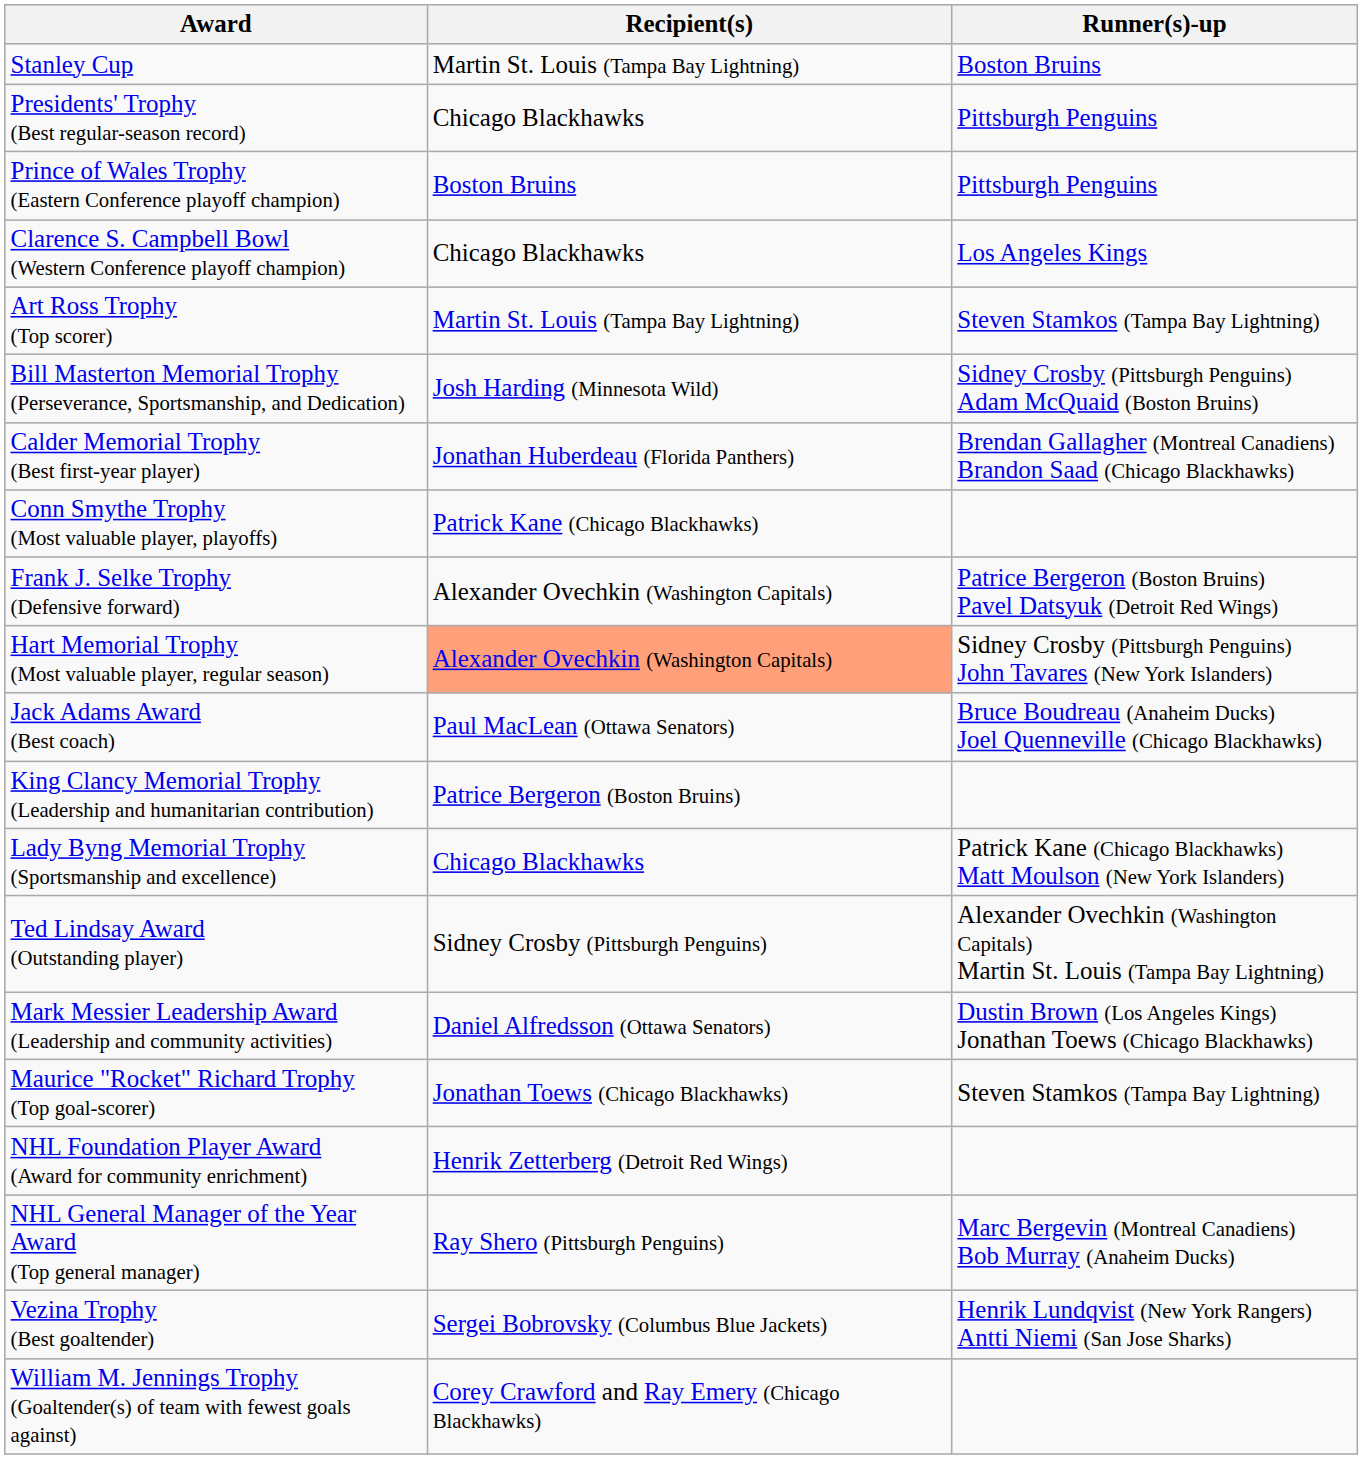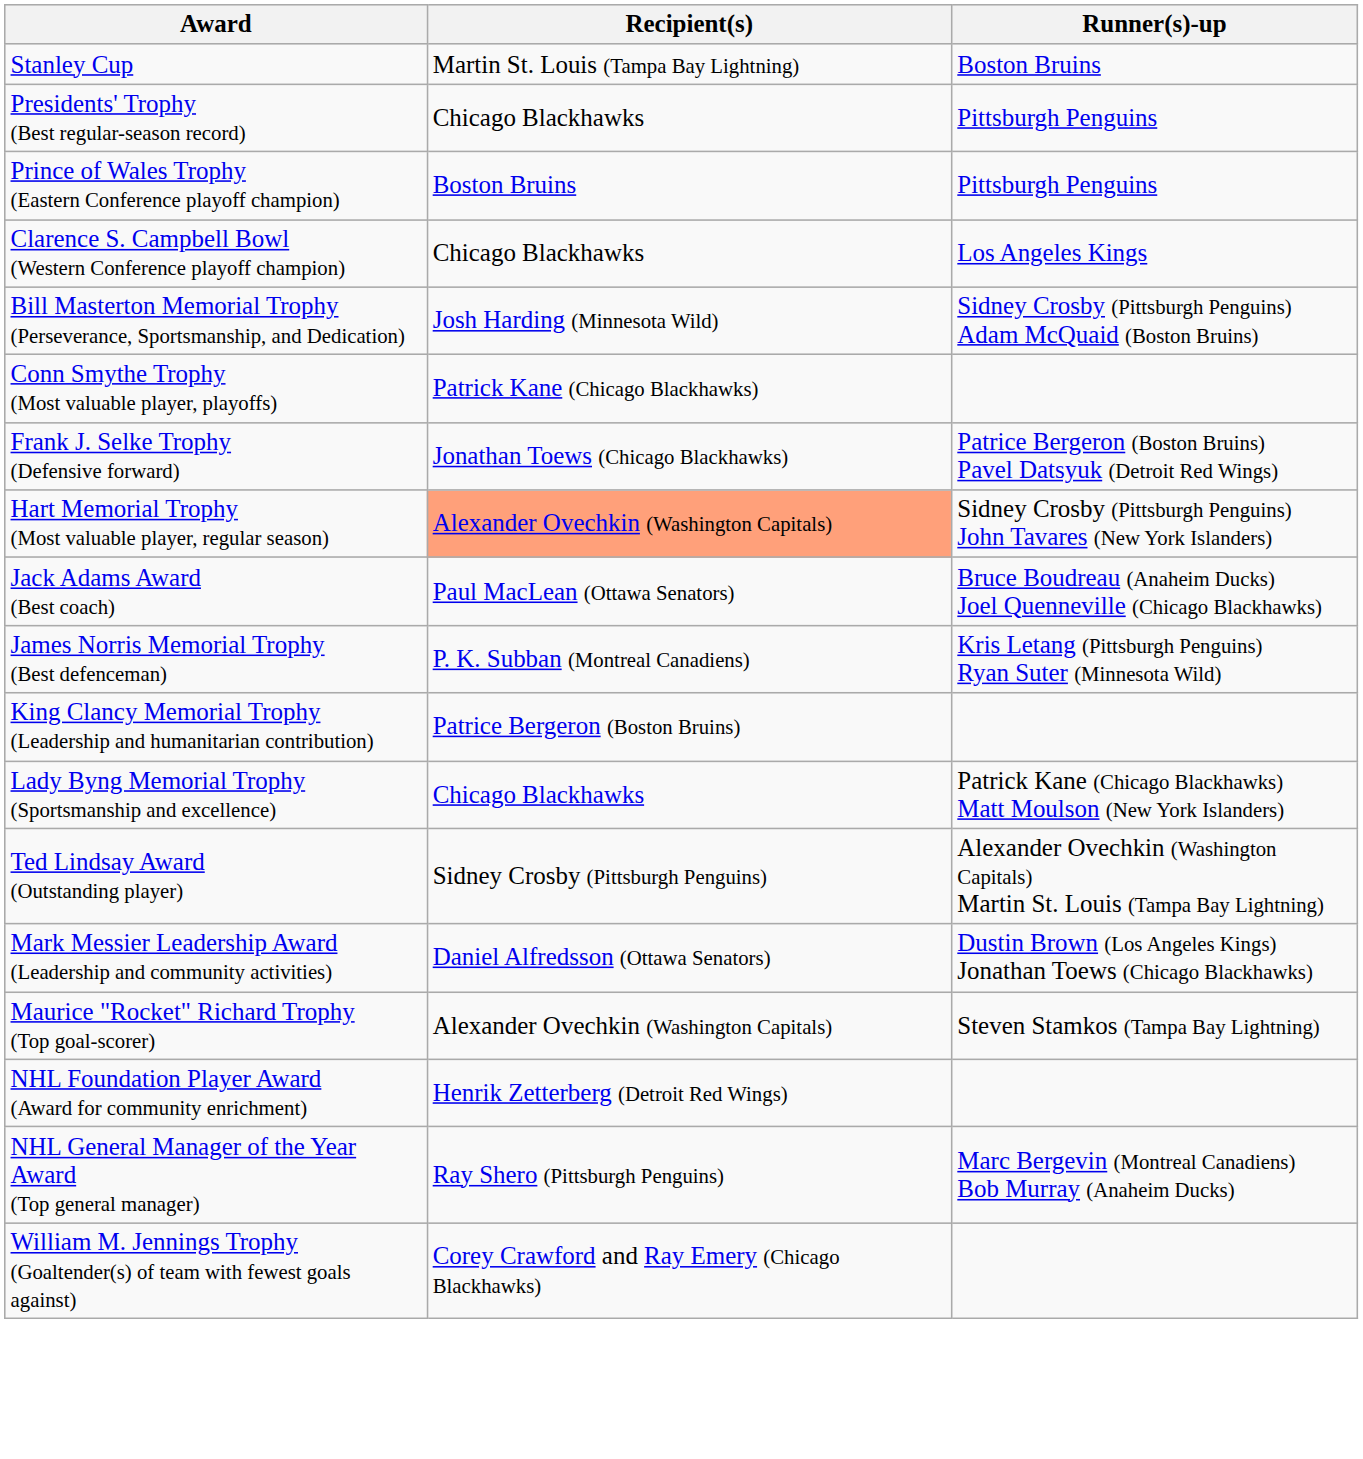- row: (94, 320)
- row: (135, 455)
(632, 591) Alexander Ovechkin (Washington Capitals) -> (610, 455) Jonathan Toews (Chicago Blackhawks)
+ row: (168, 658)
(610, 1092) Jonathan Toews (Chicago Blackhawks) -> (632, 1025) Alexander Ovechkin (Washington Capitals)
- row: (84, 1323)
